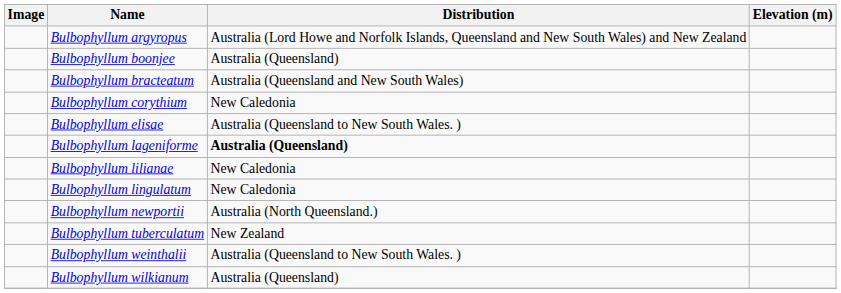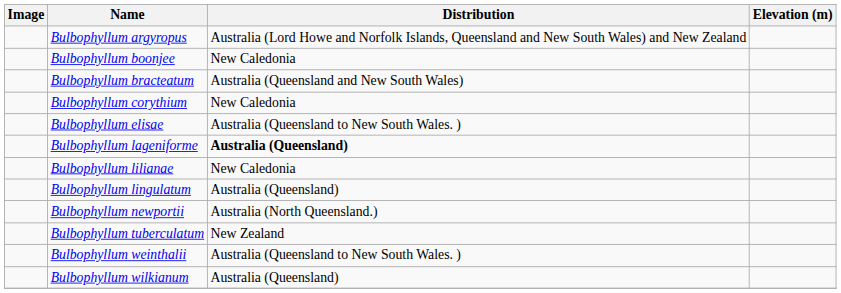(274, 59) Australia (Queensland) -> (253, 59) New Caledonia
(253, 189) New Caledonia -> (274, 189) Australia (Queensland)
